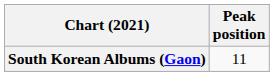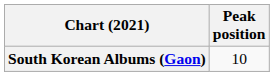(239, 58) 11 -> (239, 58) 10
